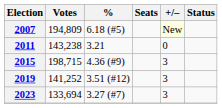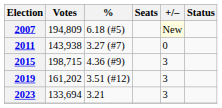(65, 45) 143,238 -> (65, 45) 143,938
(96, 45) 3.21 -> (106, 45) 3.27 (#7)
(65, 78) 141,252 -> (65, 78) 161,202
(106, 95) 3.27 (#7) -> (96, 95) 3.21
